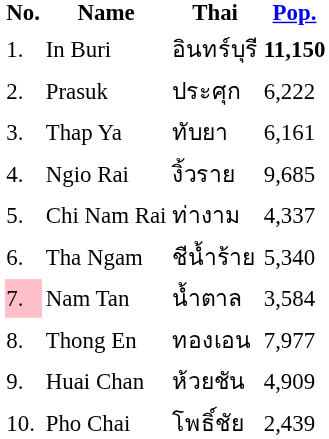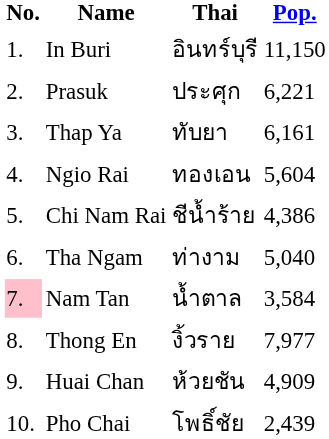(295, 49) bold -> (295, 49) normal
(289, 90) 6,222 -> (289, 90) 6,221
(204, 174) งิ้วราย -> (211, 174) ทองเอน
(289, 173) 9,685 -> (289, 173) 5,604
(206, 216) ท่างาม -> (214, 216) ชีน้ำร้าย
(289, 215) 4,337 -> (289, 215) 4,386
(214, 257) ชีน้ำร้าย -> (206, 257) ท่างาม
(289, 256) 5,340 -> (289, 256) 5,040
(211, 340) ทองเอน -> (204, 340) งิ้วราย
